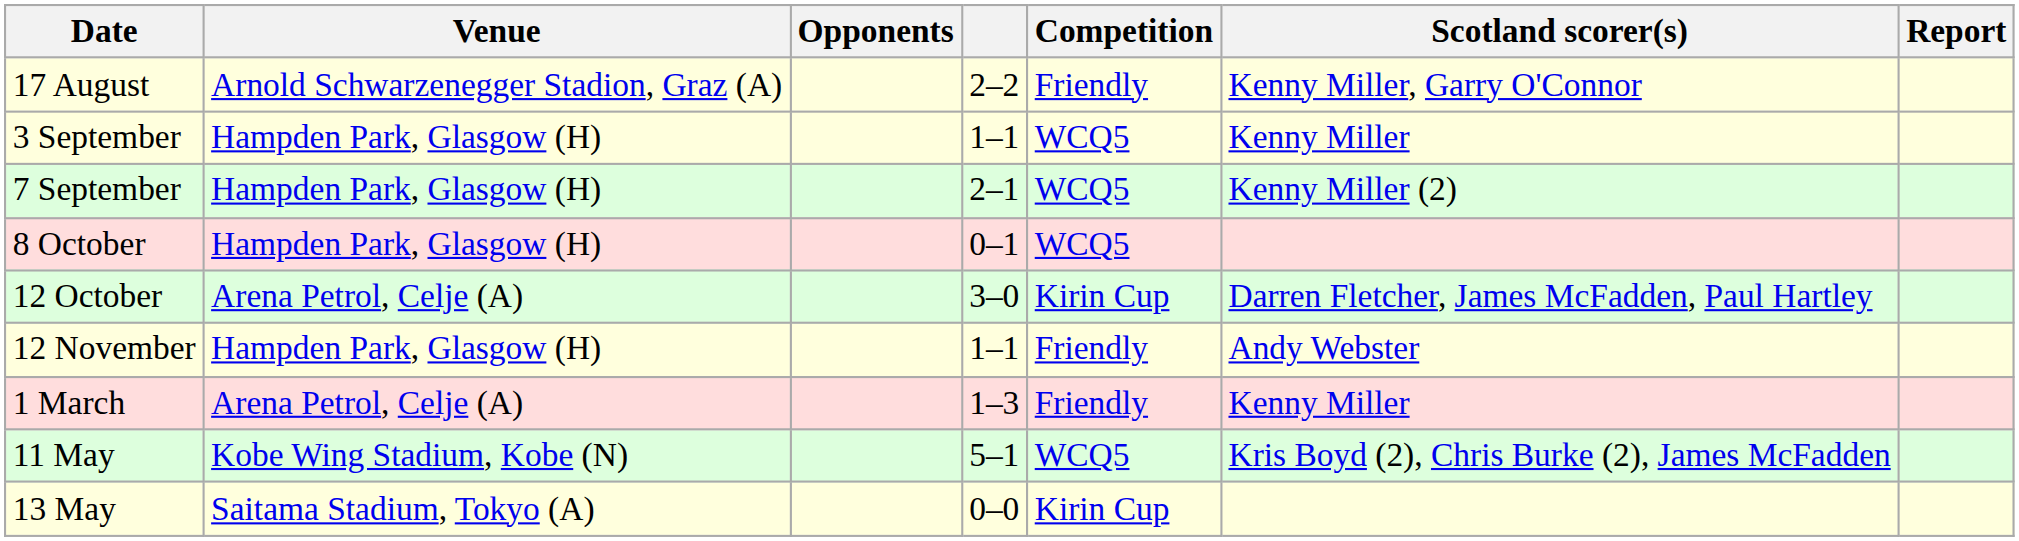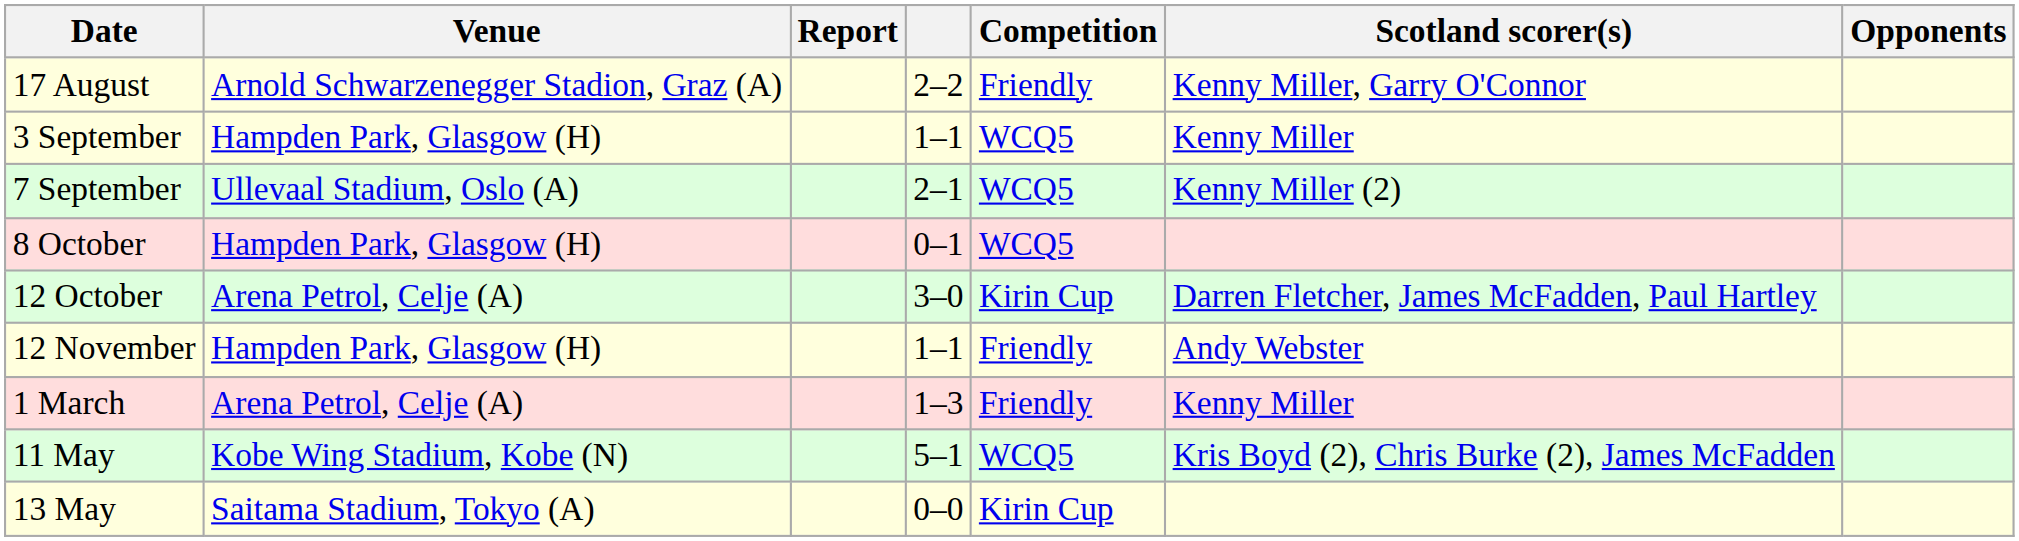columns swapped: (876, 31) <-> (1956, 31)
(406, 190) Hampden Park, Glasgow (H) -> (395, 190) Ullevaal Stadium, Oslo (A)
